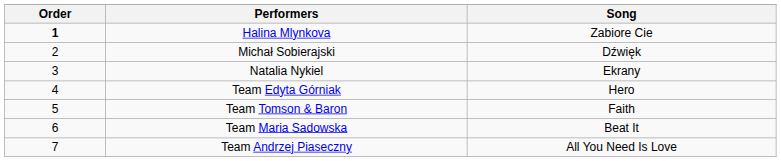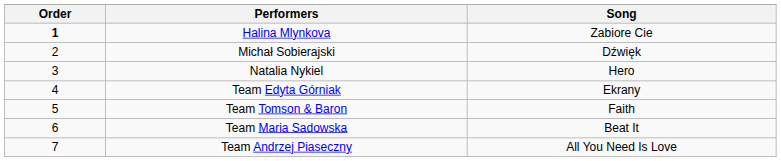(622, 71) Ekrany -> (622, 71) Hero
(622, 90) Hero -> (622, 90) Ekrany
